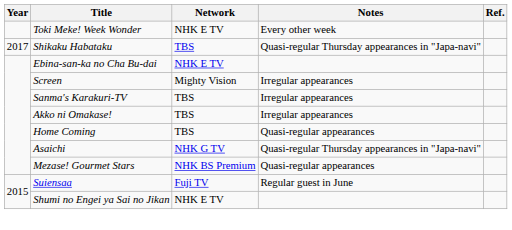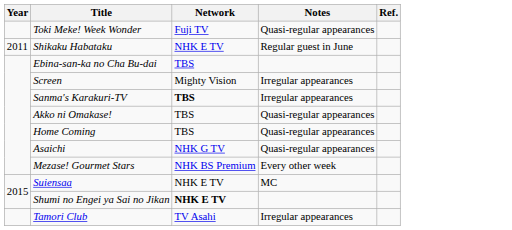(199, 30) NHK E TV -> (192, 30) Fuji TV
(298, 30) Every other week -> (317, 30) Quasi-regular appearances
(18, 47) 2017 -> (17, 47) 2011
(184, 47) TBS -> (199, 47) NHK E TV
(371, 47) Quasi-regular Thursday appearances in "Japa-navi" -> (307, 47) Regular guest in June
(199, 64) NHK E TV -> (184, 64) TBS
(184, 98) normal -> (185, 98) bold
(307, 115) Irregular appearances -> (317, 115) Quasi-regular appearances
(371, 149) Quasi-regular Thursday appearances in "Japa-navi" -> (317, 149) Quasi-regular appearances
(317, 166) Quasi-regular appearances -> (298, 166) Every other week
(192, 183) Fuji TV -> (199, 183) NHK E TV
(307, 183) Regular guest in June -> (269, 183) MC
(199, 200) normal -> (200, 200) bold
+ row: (60, 217)
